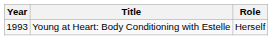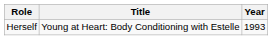columns swapped: (17, 12) <-> (250, 12)
